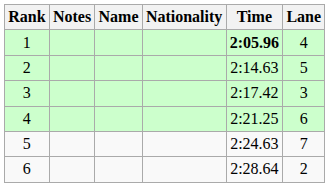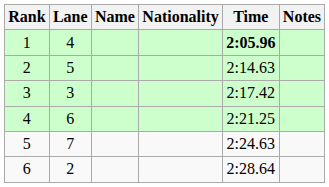columns swapped: (304, 17) <-> (72, 17)
